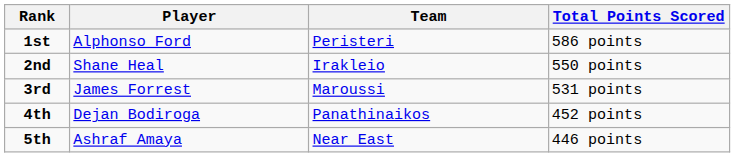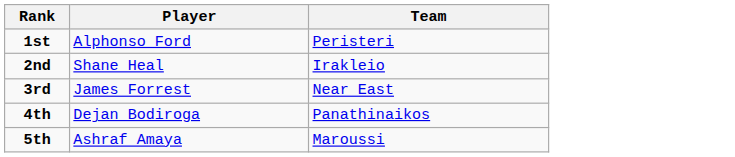- column: (639, 17)
(349, 91) Maroussi -> (353, 91) Near East
(353, 140) Near East -> (349, 140) Maroussi
